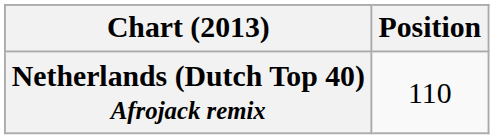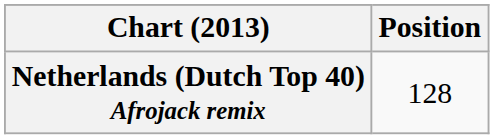(430, 92) 110 -> (430, 92) 128
